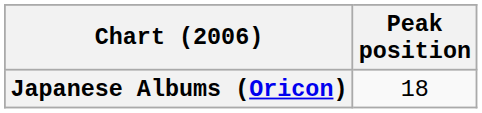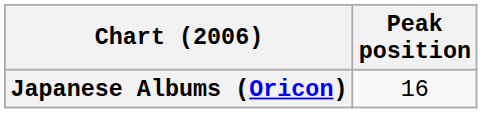(415, 89) 18 -> (415, 89) 16
